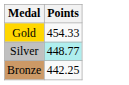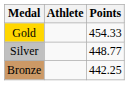+ column: (65, 13)
(63, 51) paleturquoise background -> (105, 51) no background
